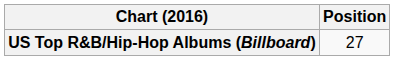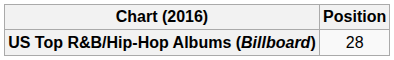(355, 42) 27 -> (355, 42) 28
